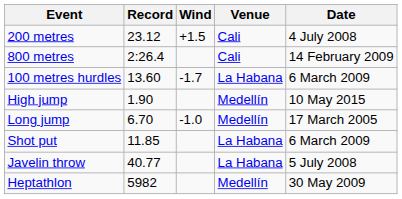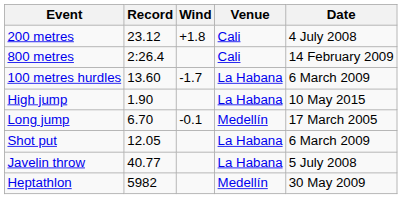(192, 36) +1.5 -> (192, 36) +1.8
(243, 99) Medellín -> (250, 99) La Habana
(191, 120) -1.0 -> (191, 120) -0.1
(143, 141) 11.85 -> (144, 141) 12.05
